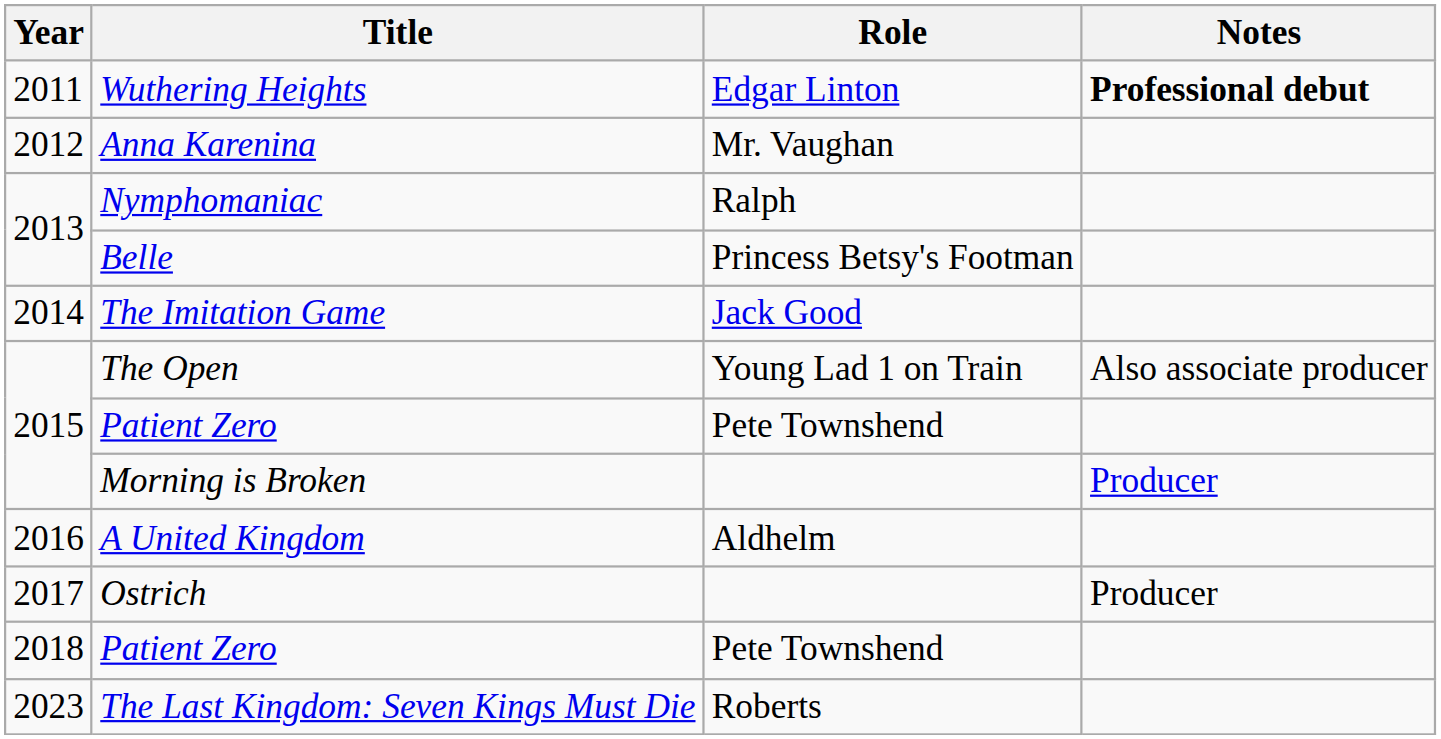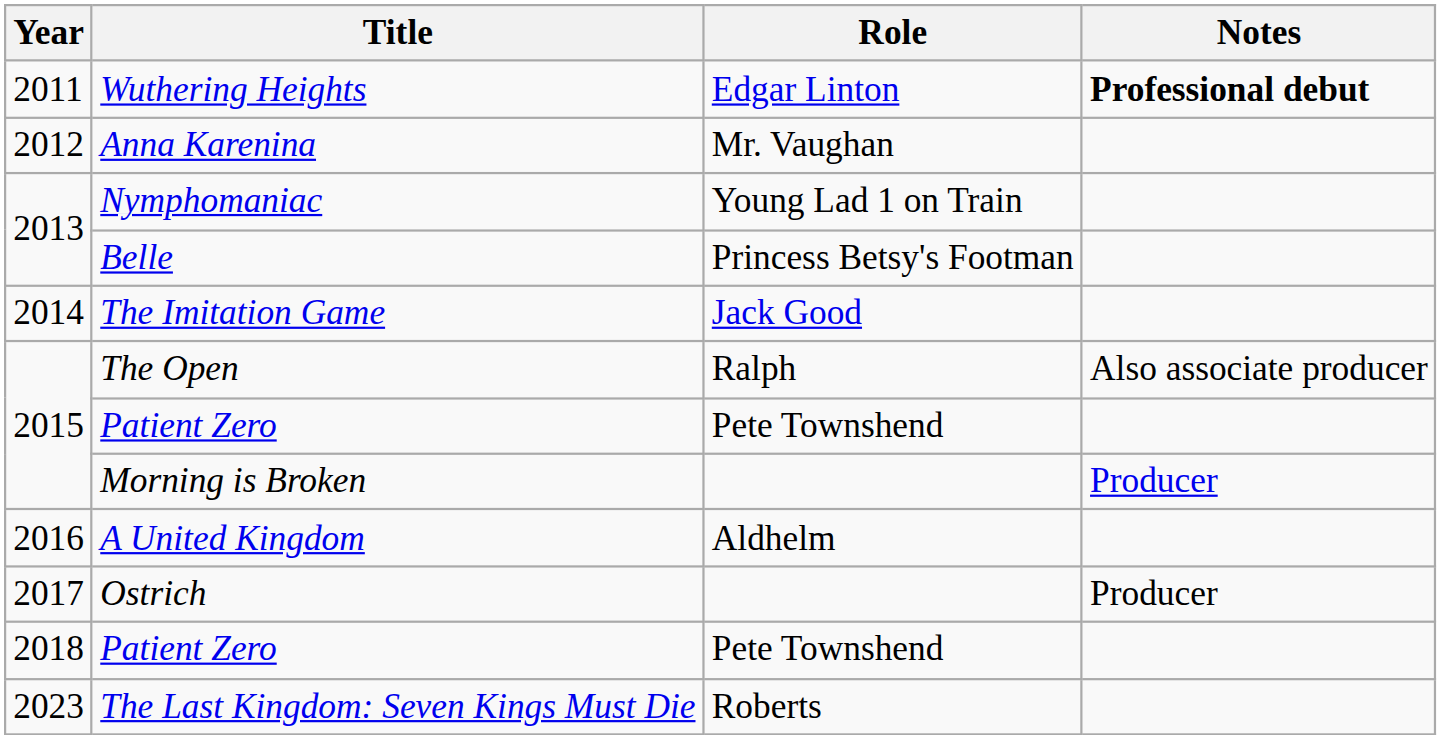(754, 200) Ralph -> (867, 200) Young Lad 1 on Train
(867, 369) Young Lad 1 on Train -> (754, 369) Ralph
